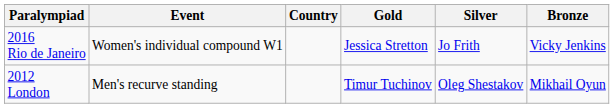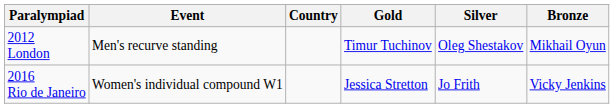rows swapped: (29, 84) <-> (47, 46)
